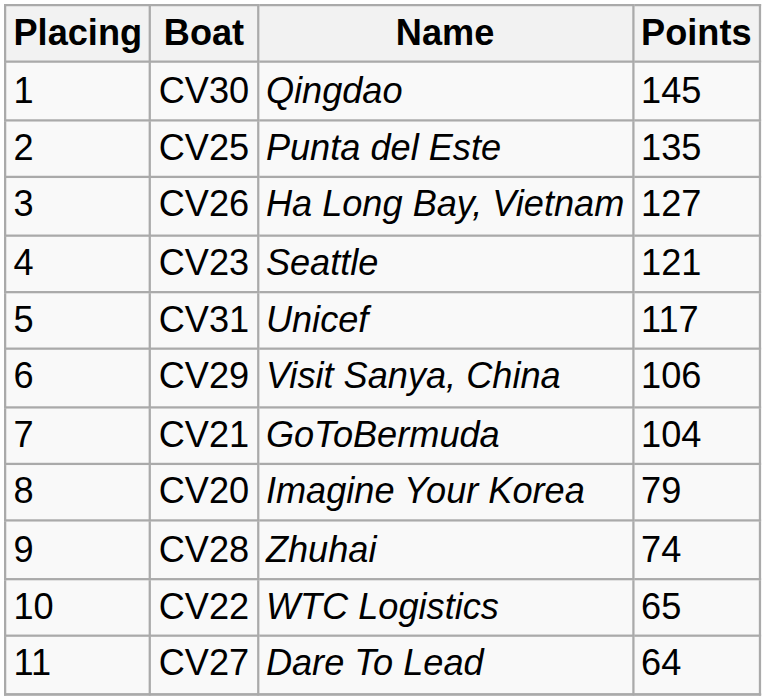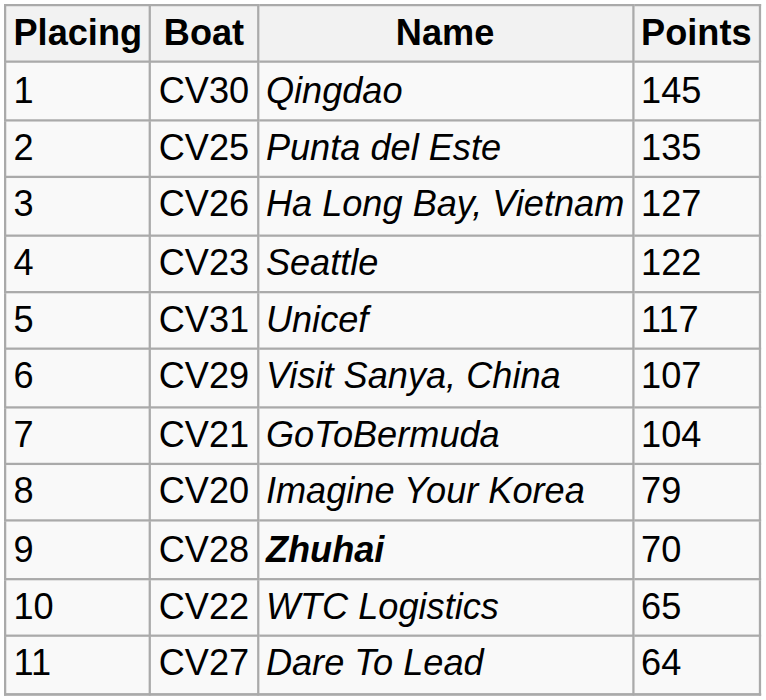(671, 262) 121 -> (671, 262) 122
(671, 377) 106 -> (671, 377) 107
(321, 549) normal -> (325, 549) bold
(661, 549) 74 -> (661, 549) 70
